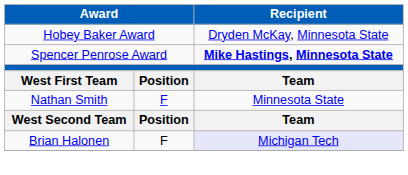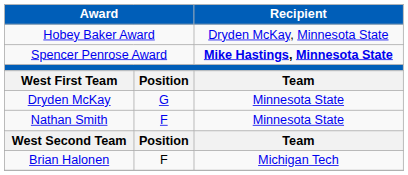+ row: (69, 100)
(298, 140) lavender background -> (298, 160) no background
